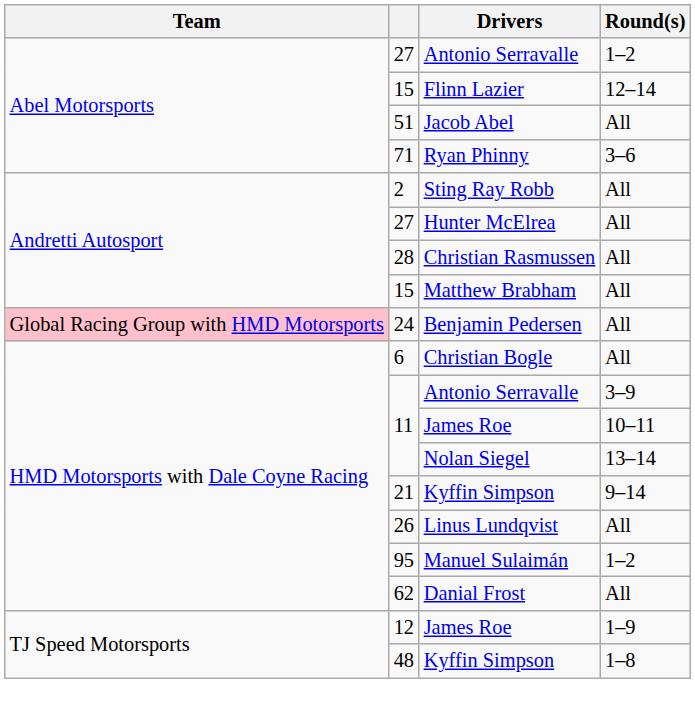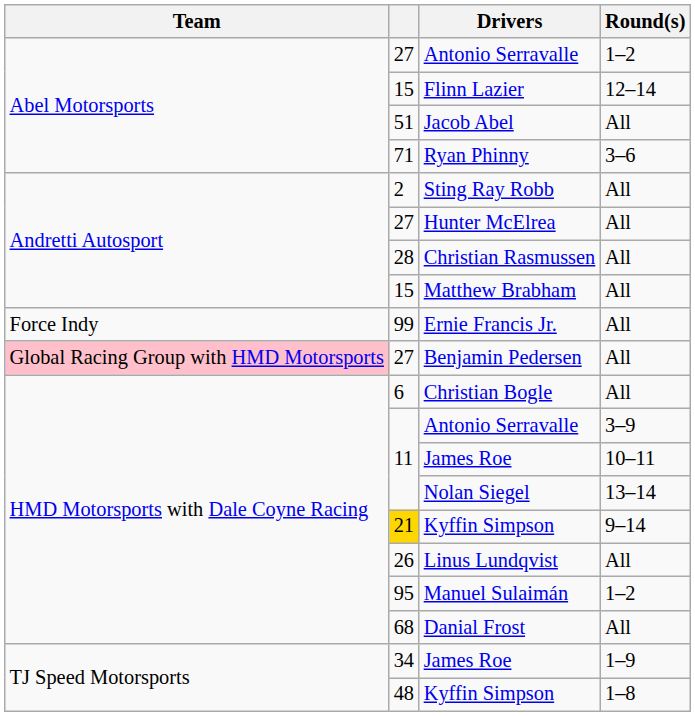+ row: (490, 323)
(404, 323) 24 -> (404, 357) 27
(404, 492) no background -> (404, 525) gold background
(404, 593) 62 -> (404, 626) 68
(404, 626) 12 -> (404, 660) 34
